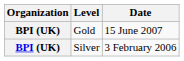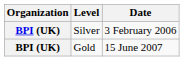rows swapped: (87, 47) <-> (84, 30)
